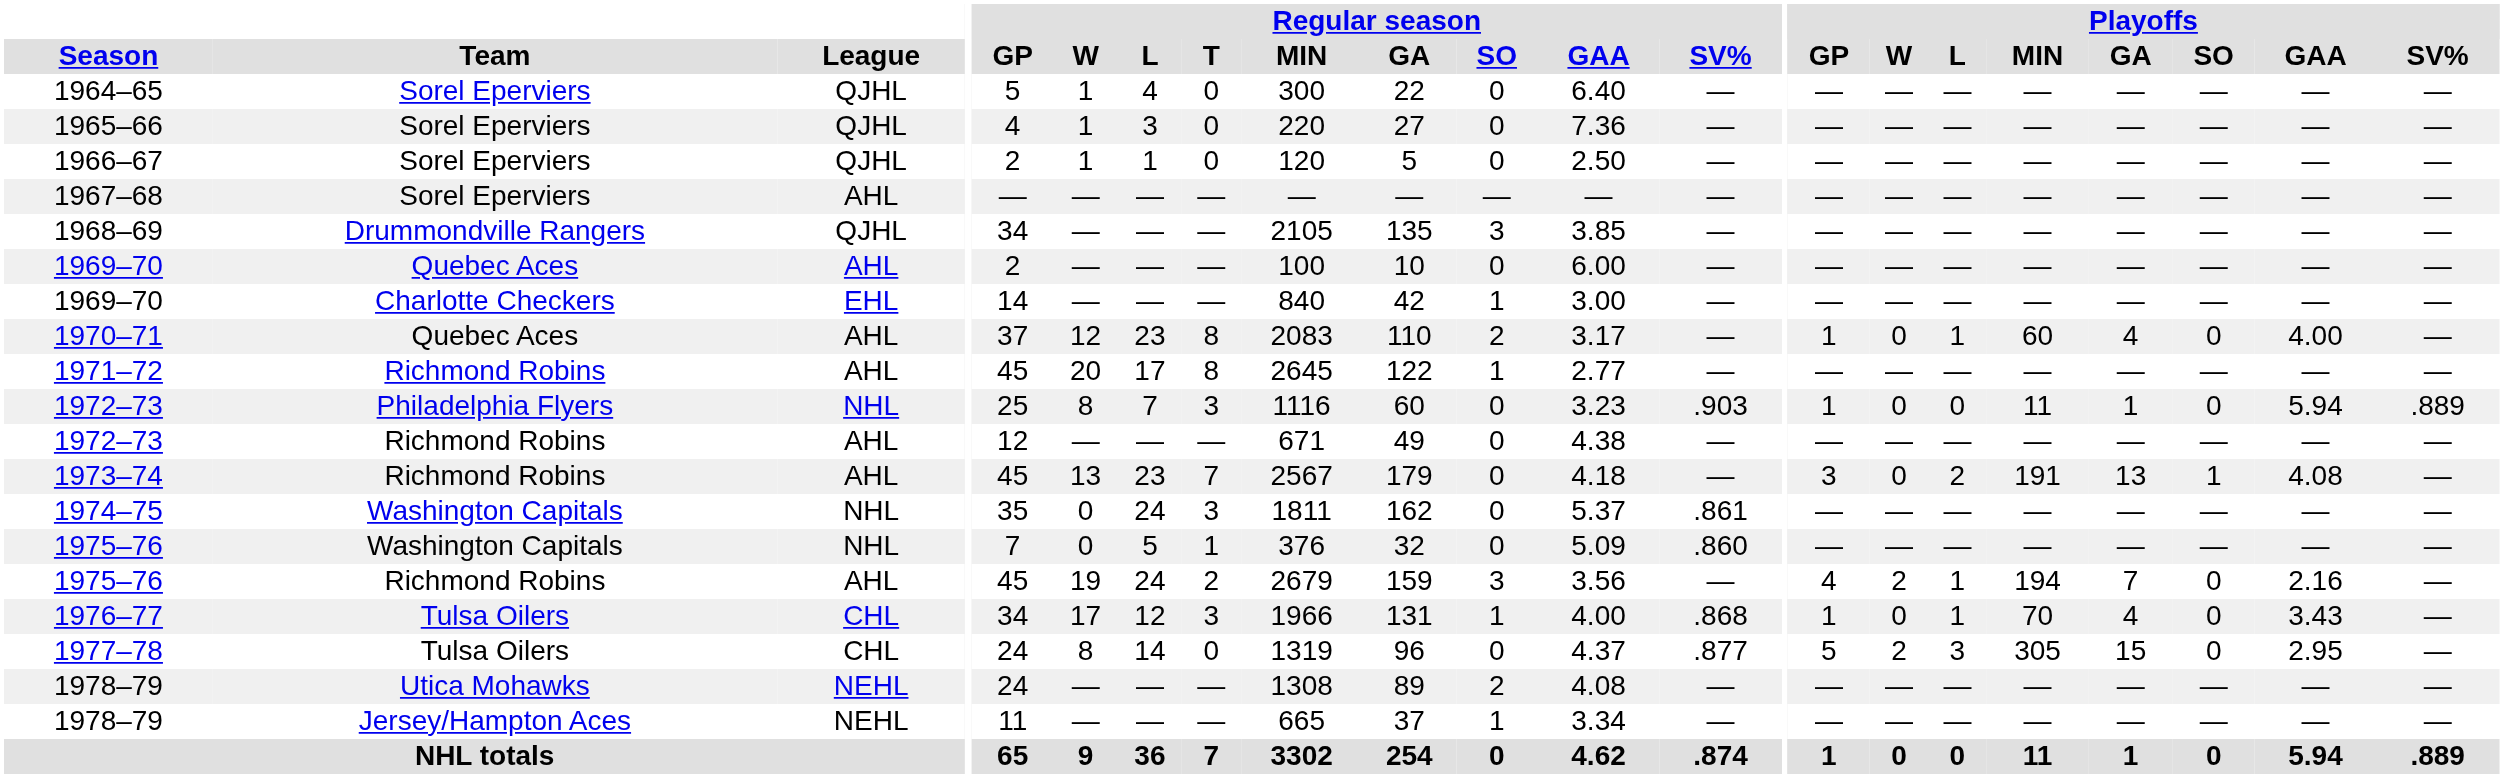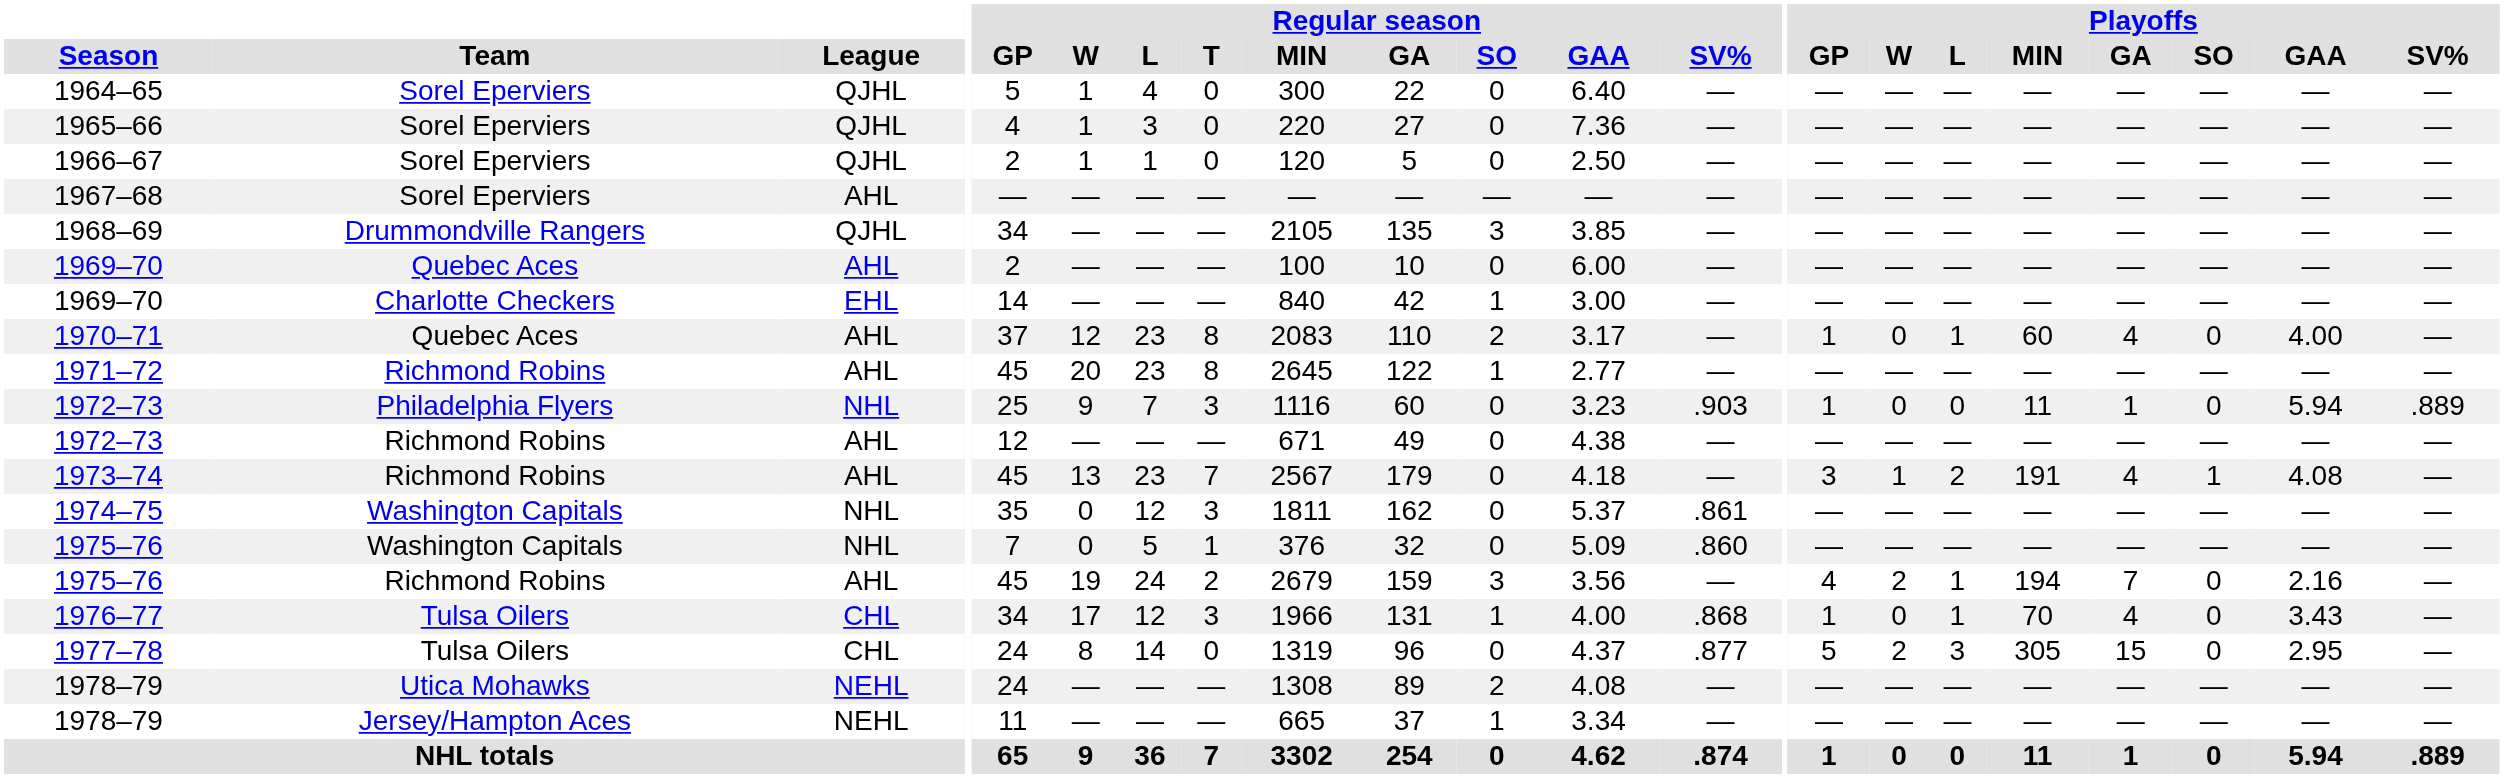(1150, 371) 17 -> (1150, 371) 23
(1086, 406) 8 -> (1086, 406) 9
(1899, 476) 0 -> (1899, 476) 1
(2131, 476) 13 -> (2131, 476) 4
(1150, 511) 24 -> (1150, 511) 12
